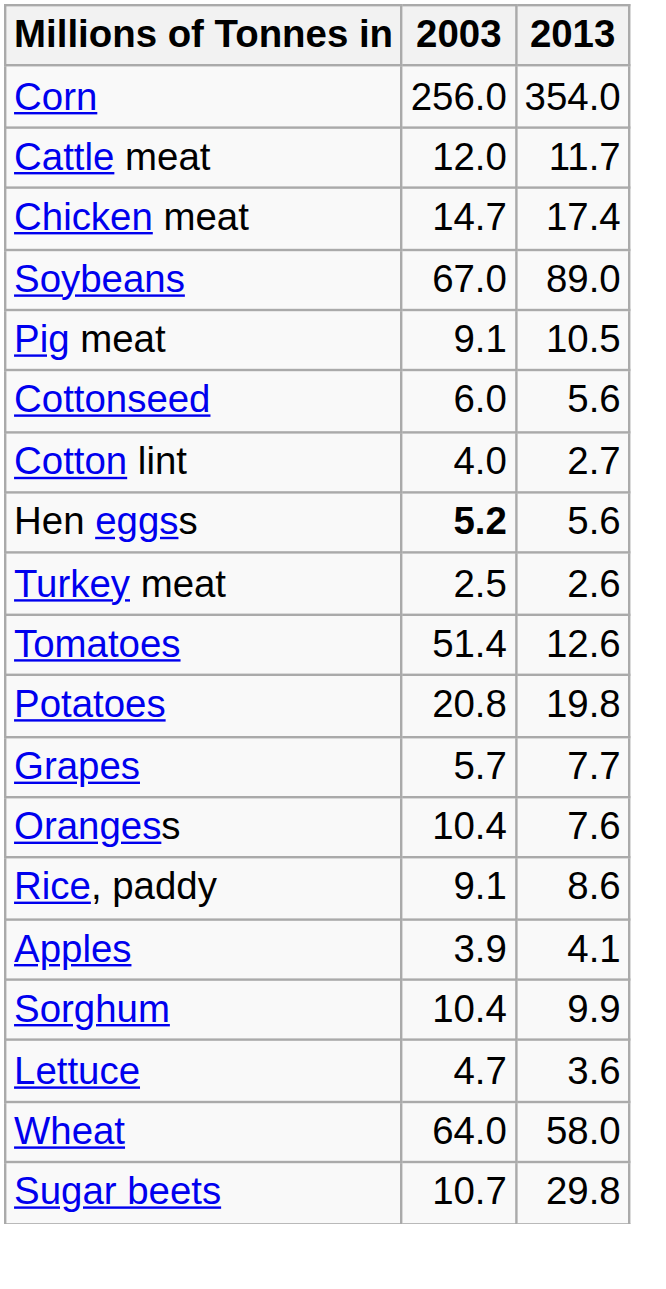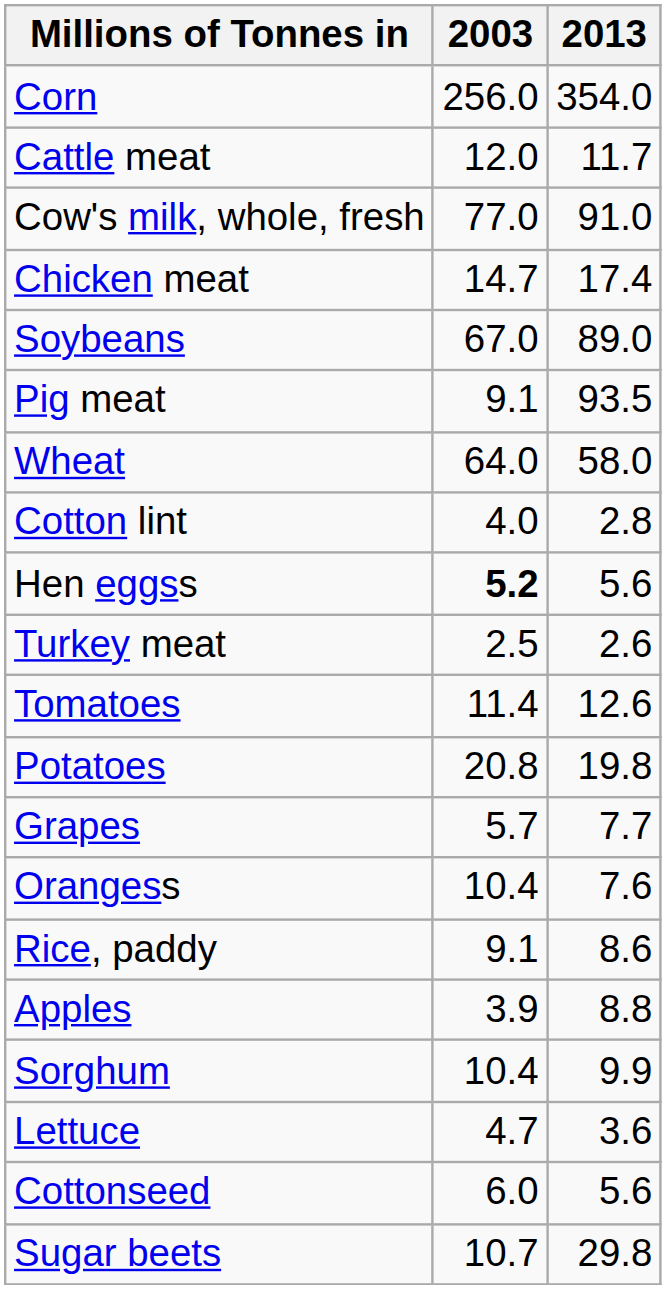+ row: (219, 217)
(583, 339) 10.5 -> (615, 400) 93.5
rows swapped: (70, 1131) <-> (112, 400)
(594, 461) 2.7 -> (626, 522) 2.8
(470, 643) 51.4 -> (503, 704) 11.4
(594, 948) 4.1 -> (626, 1009) 8.8
